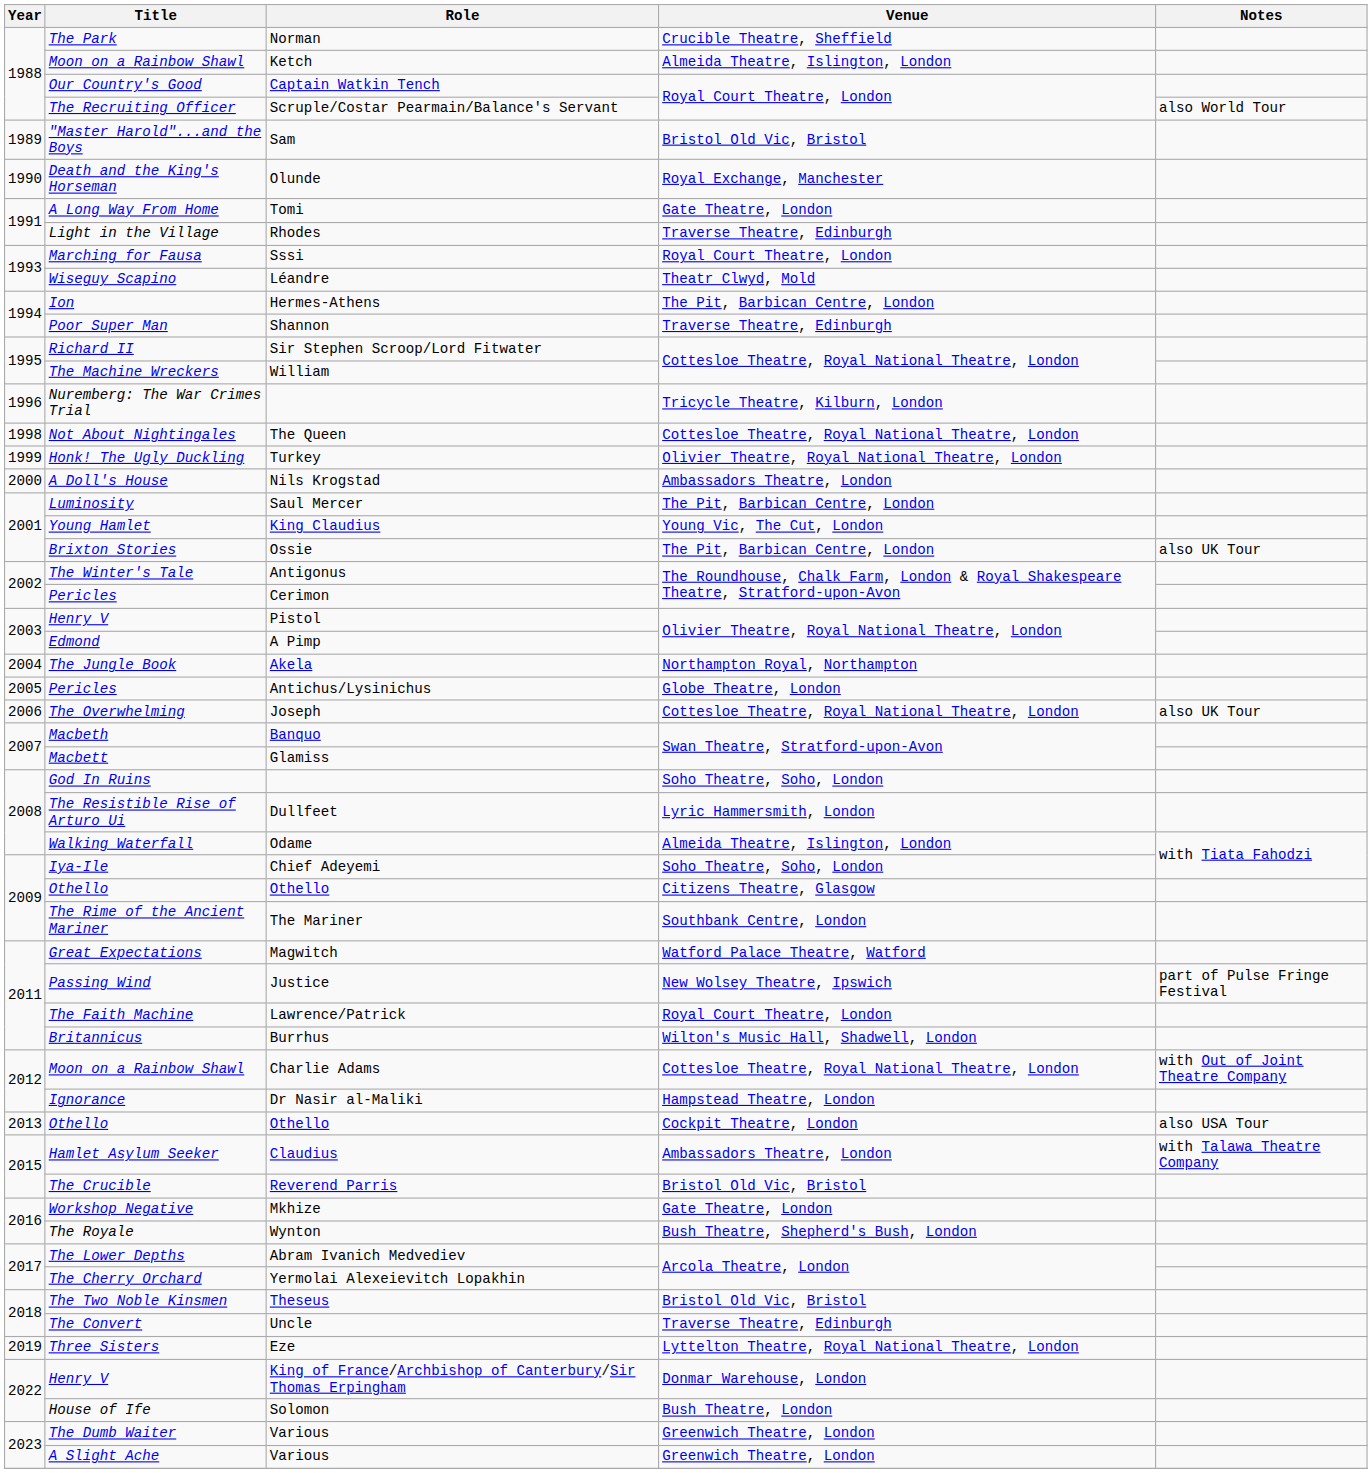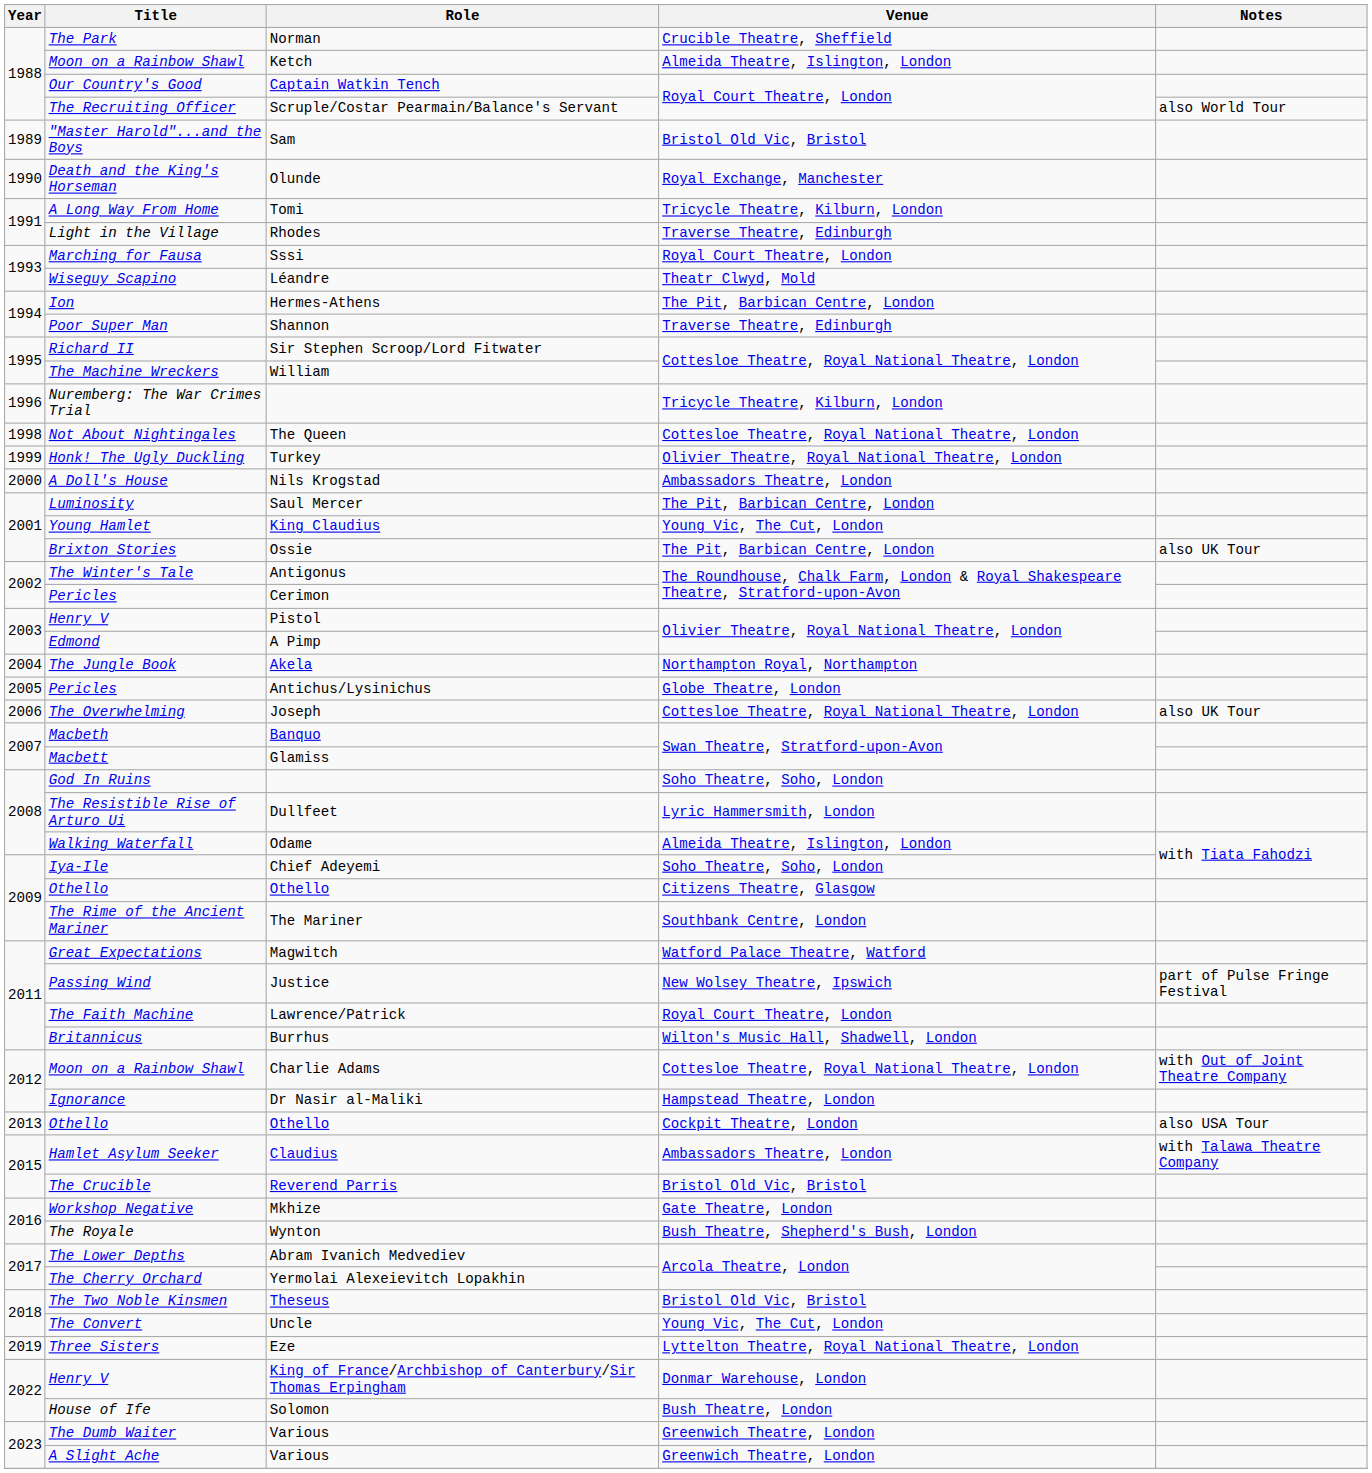(747, 210) Gate Theatre, London -> (802, 210) Tricycle Theatre, Kilburn, London
(777, 1325) Traverse Theatre, Edinburgh -> (773, 1325) Young Vic, The Cut, London
